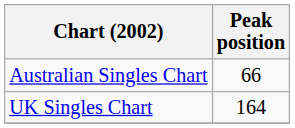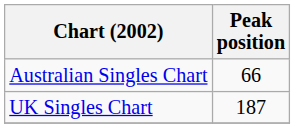(251, 107) 164 -> (251, 107) 187
